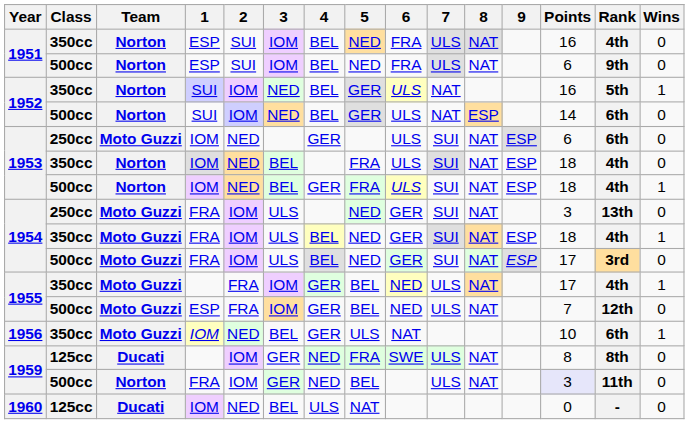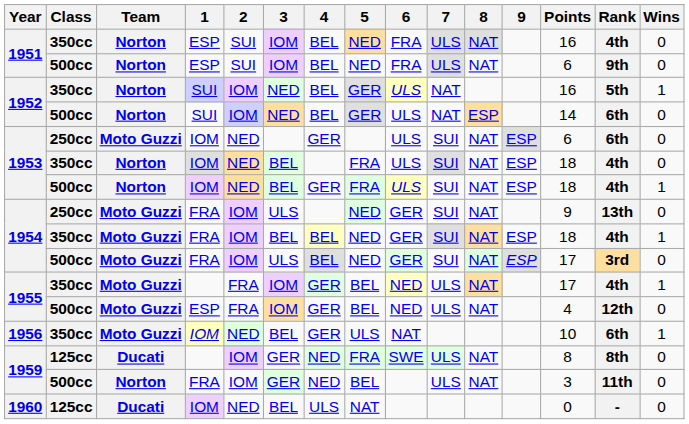(568, 212) 3 -> (568, 212) 9
(283, 236) ULS -> (283, 236) BEL
(568, 309) 7 -> (568, 309) 4
(568, 382) lavender background -> (568, 382) no background
